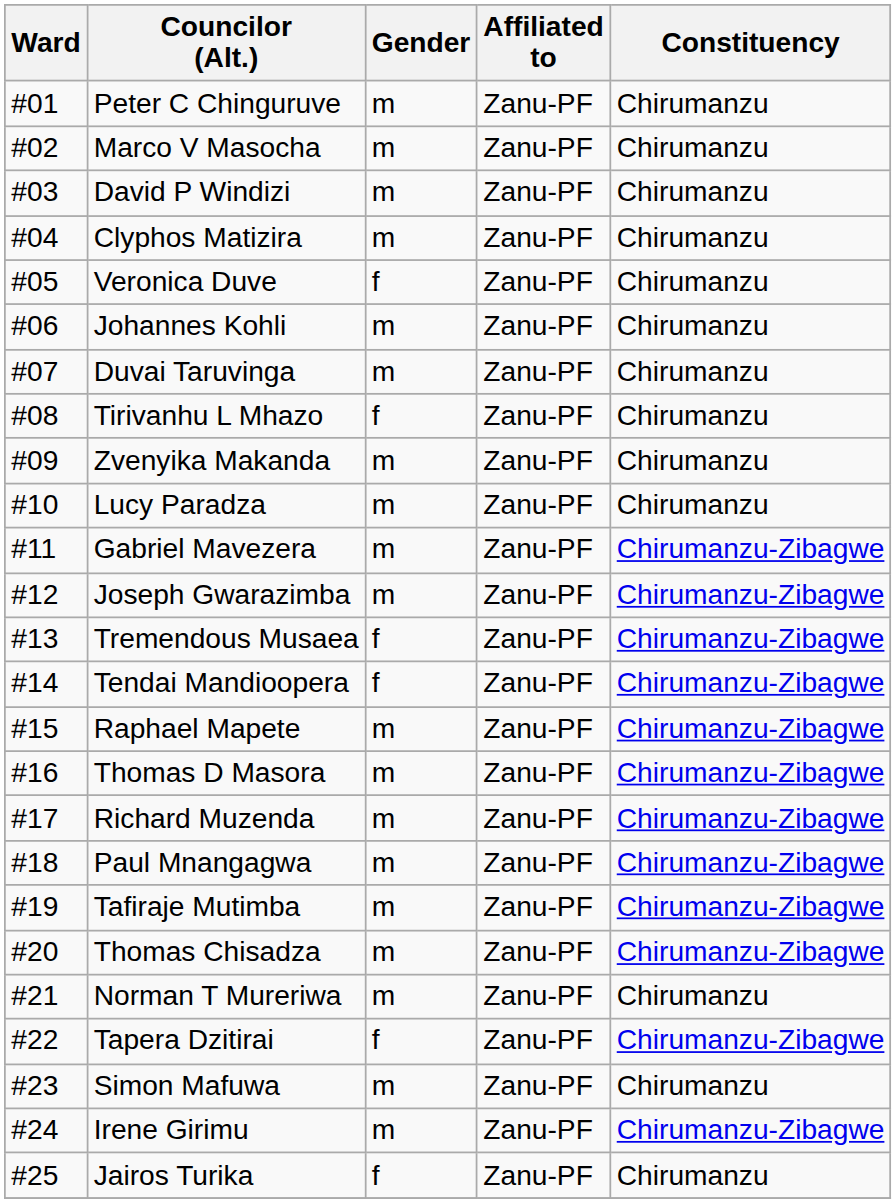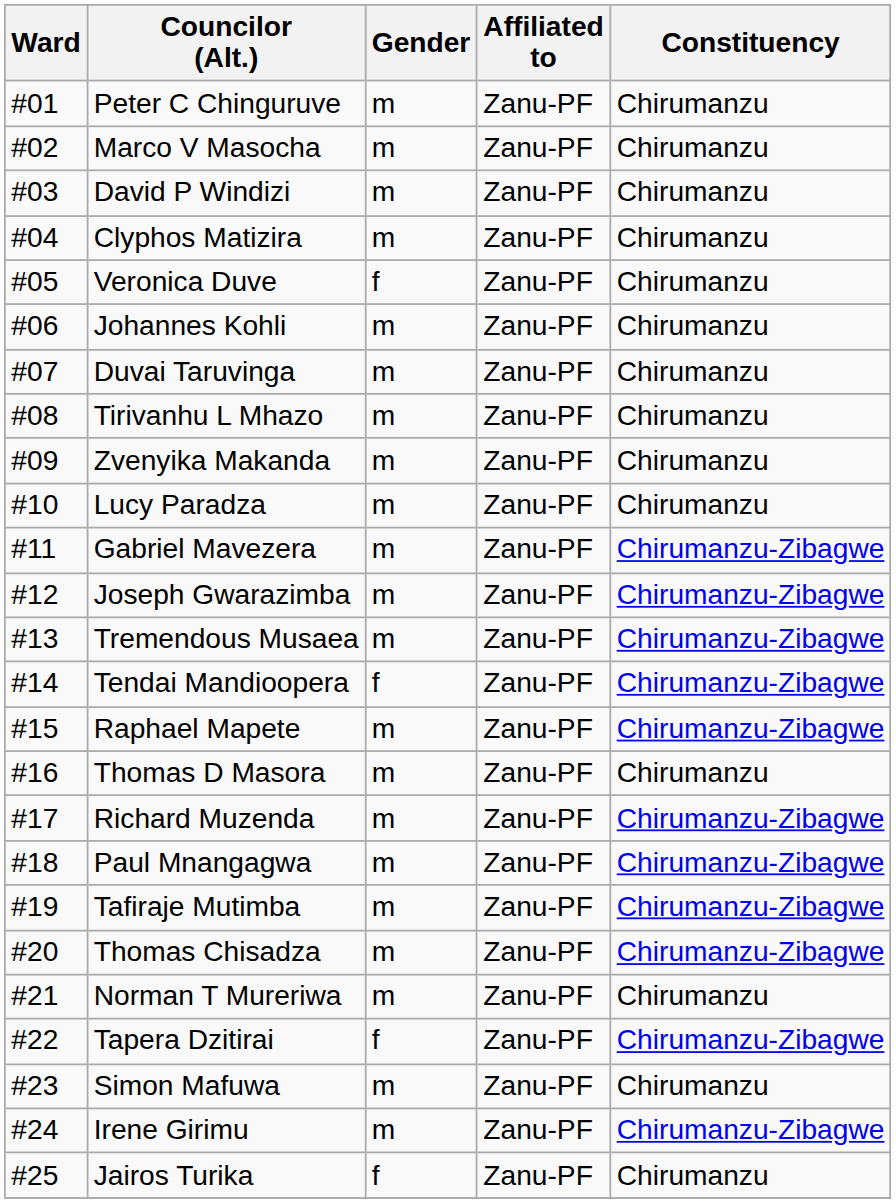(376, 415) f -> (383, 415) m
(376, 639) f -> (383, 639) m
(751, 773) Chirumanzu-Zibagwe -> (693, 773) Chirumanzu
